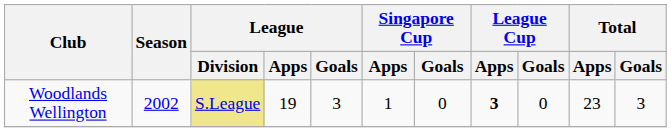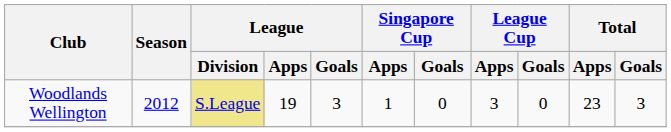(161, 103) 2002 -> (161, 103) 2012
(494, 103) bold -> (494, 103) normal
